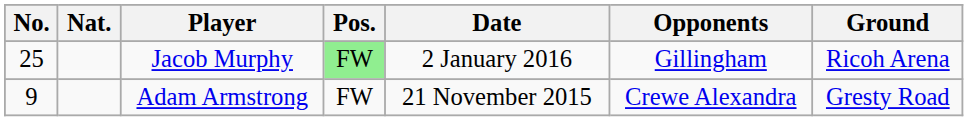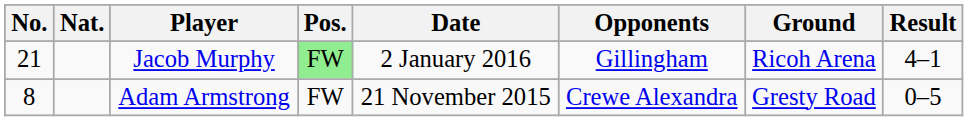+ column: (923, 22)
(31, 59) 25 -> (29, 59) 21
(32, 96) 9 -> (29, 96) 8
